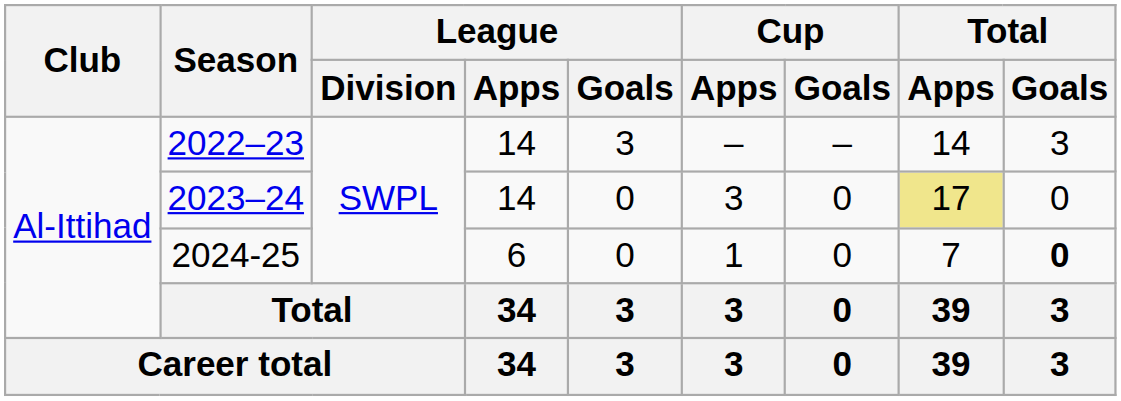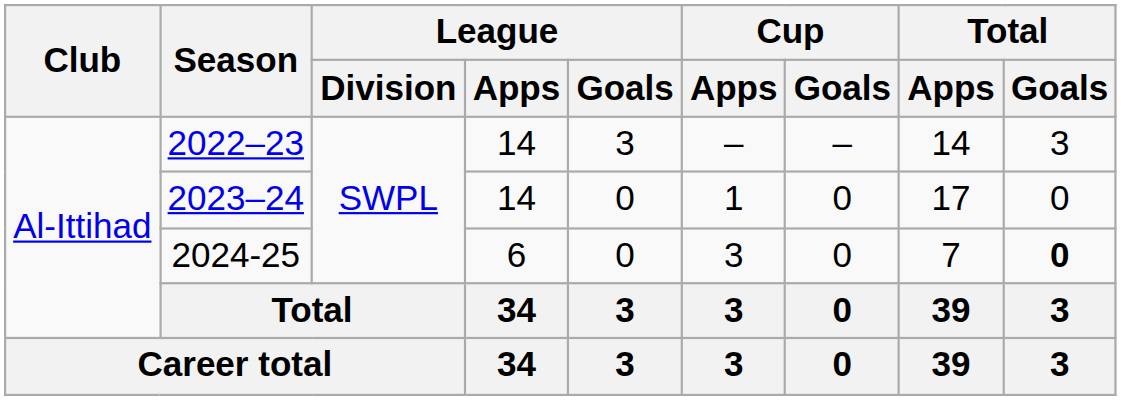(734, 198) 3 -> (734, 198) 1
(951, 198) khaki background -> (951, 198) no background
(734, 254) 1 -> (734, 254) 3
